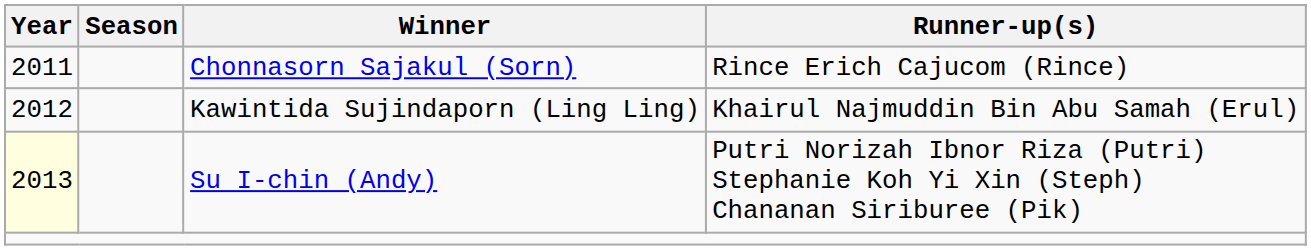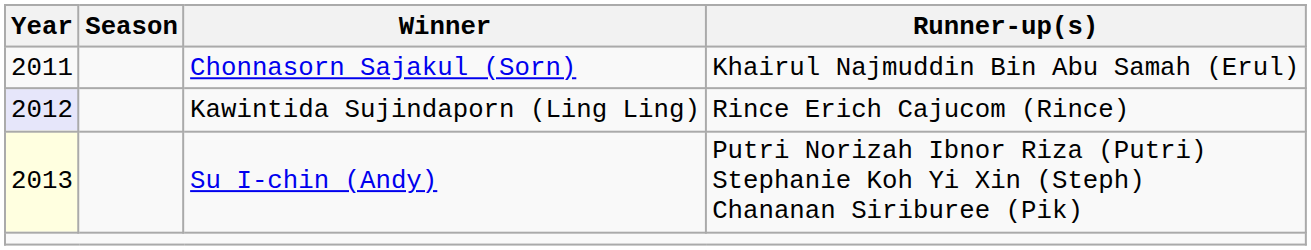(921, 68) Rince Erich Cajucom (Rince) -> (1006, 68) Khairul Najmuddin Bin Abu Samah (Erul)
(42, 110) no background -> (42, 110) lavender background
(1006, 110) Khairul Najmuddin Bin Abu Samah (Erul) -> (921, 110) Rince Erich Cajucom (Rince)
